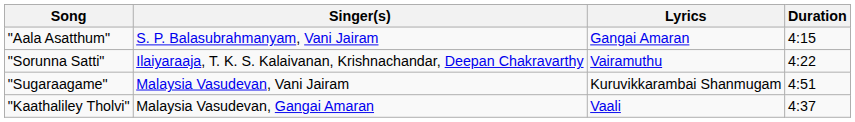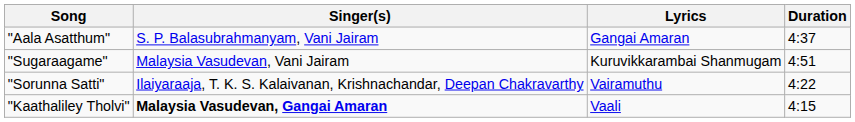(802, 39) 4:15 -> (802, 39) 4:37
rows swapped: (56, 61) <-> (58, 84)
(255, 106) normal -> (262, 106) bold
(802, 106) 4:37 -> (802, 106) 4:15
